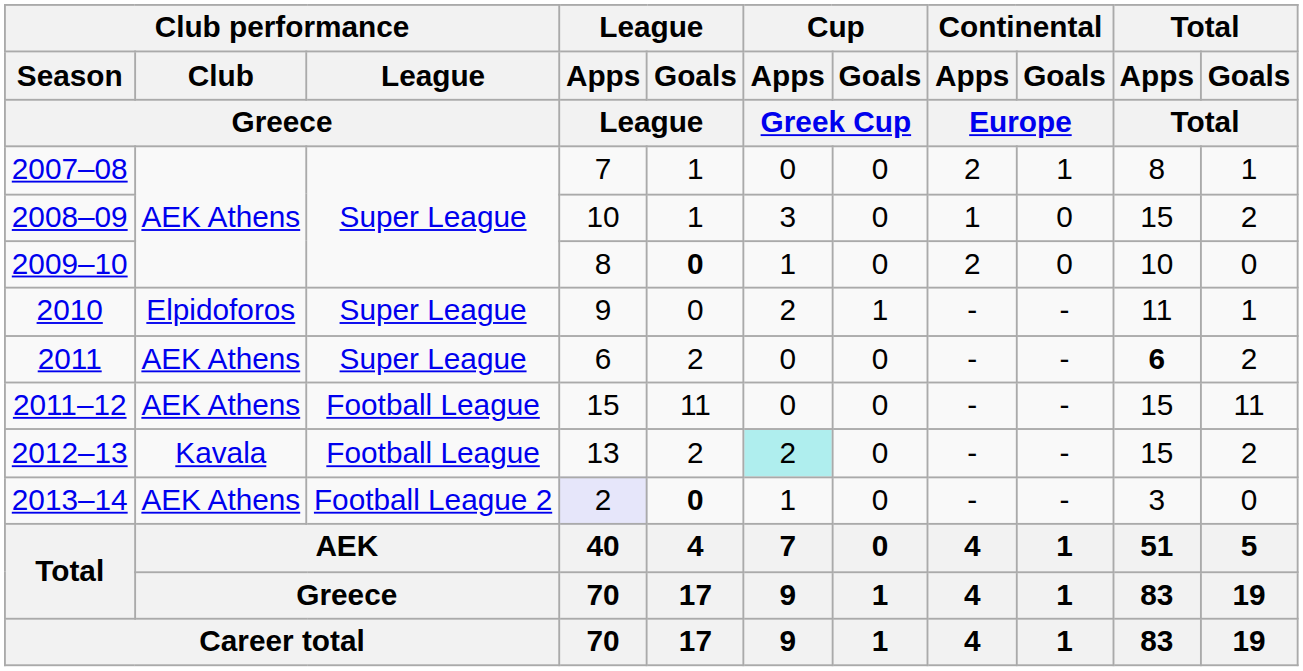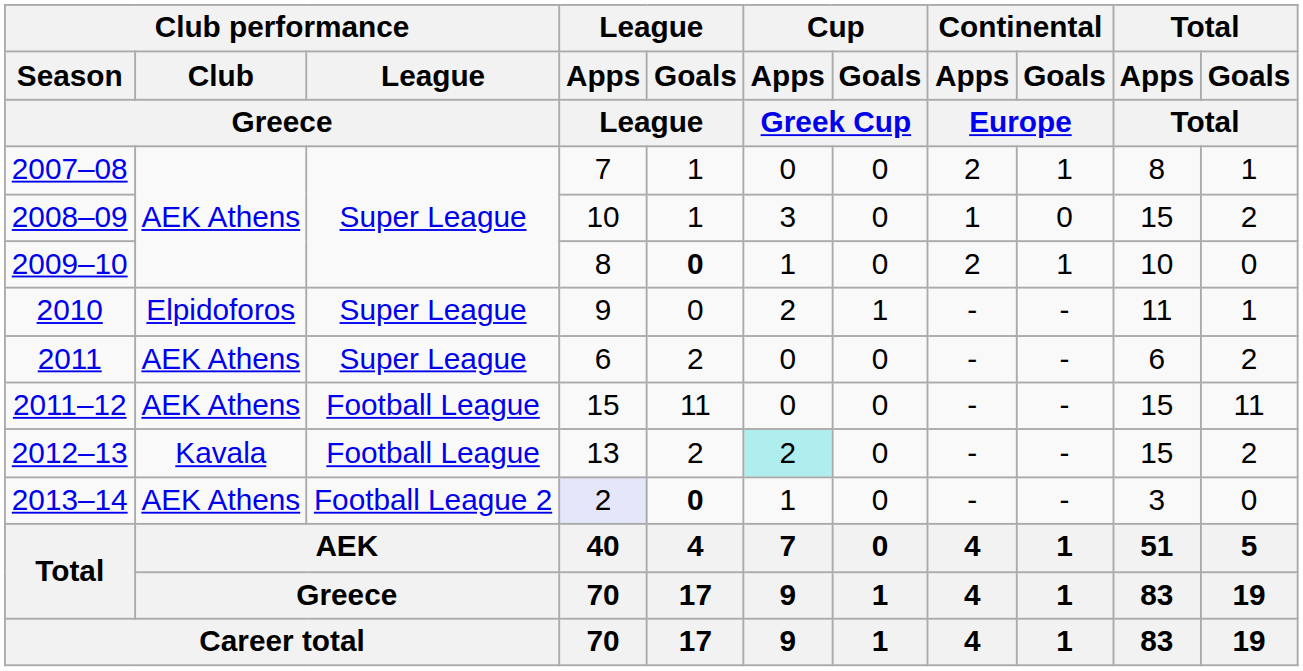(1064, 264) 0 -> (1064, 264) 1
(1157, 358) bold -> (1157, 358) normal
